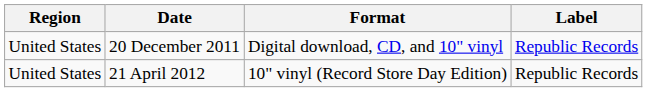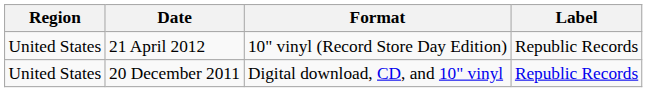rows swapped: (175, 45) <-> (157, 73)
